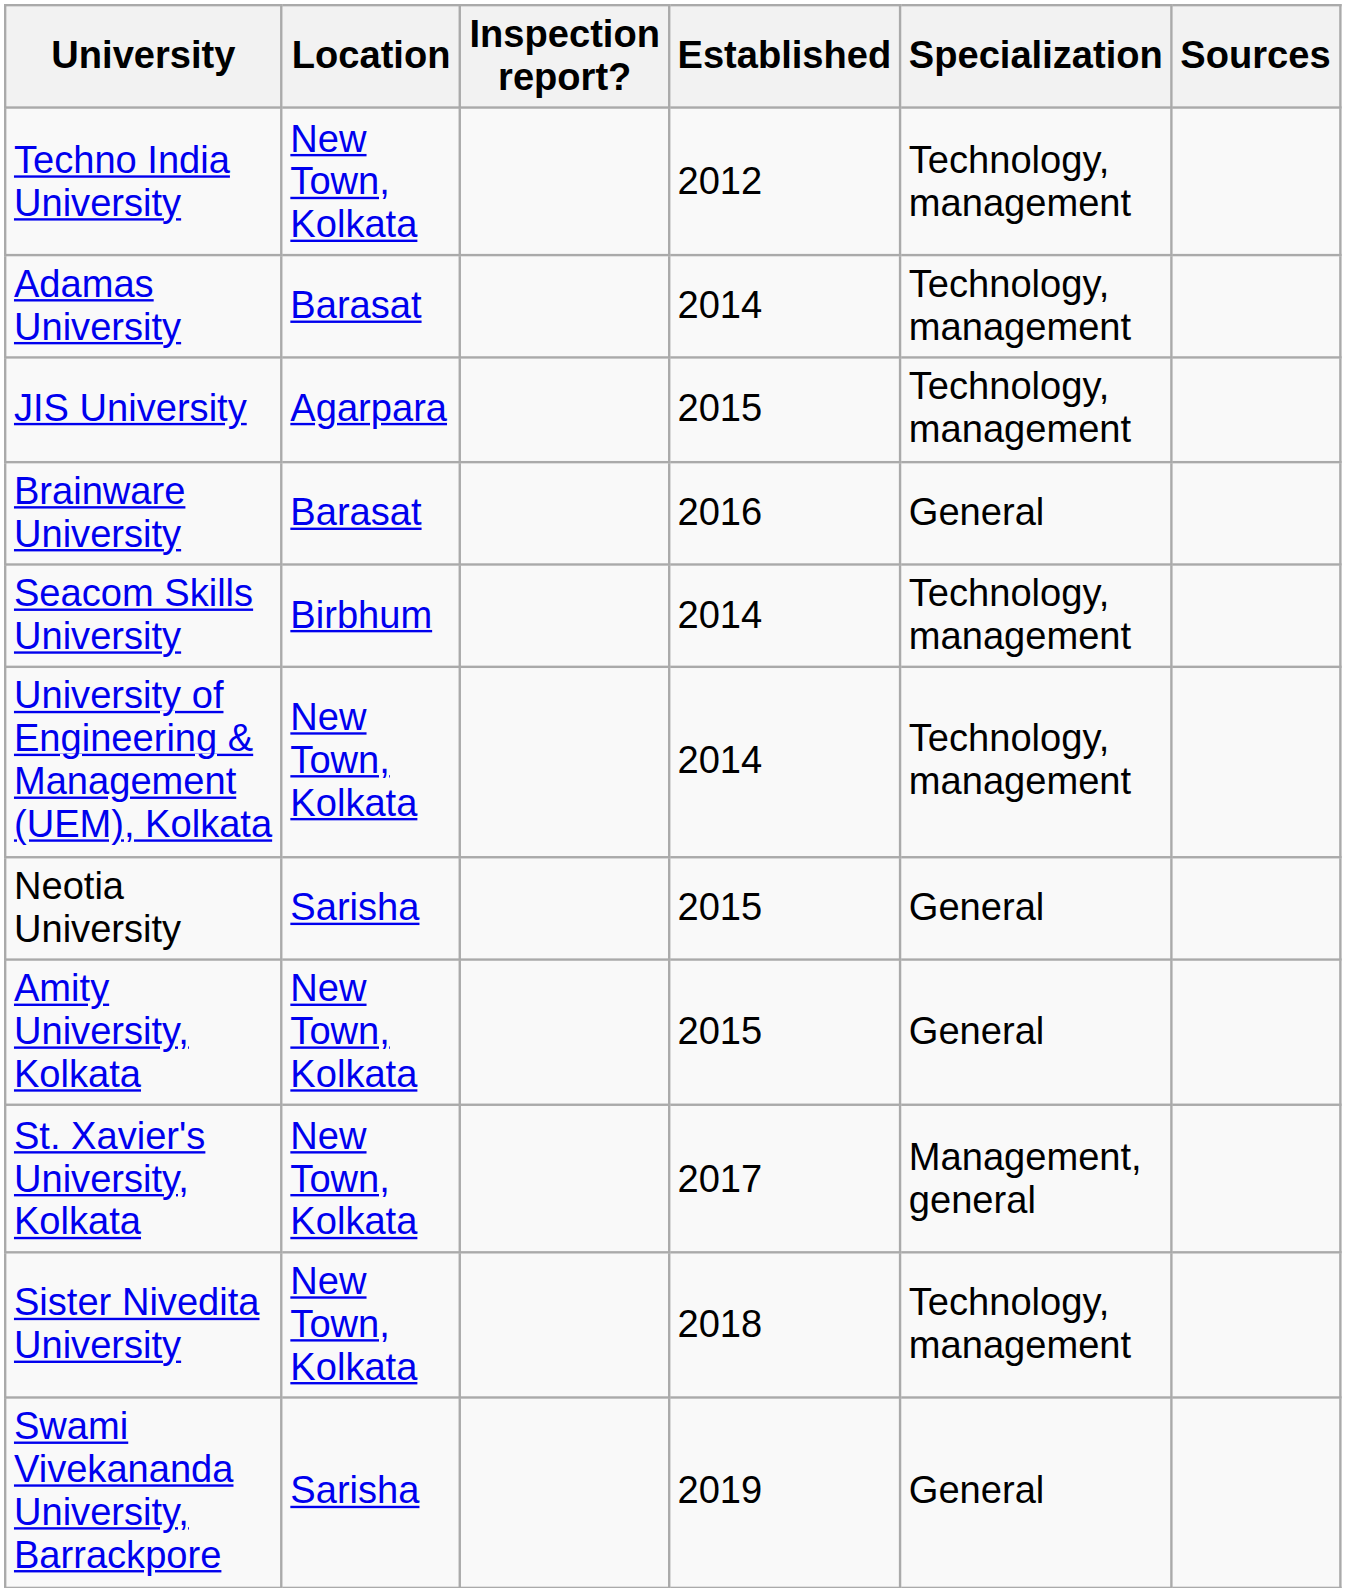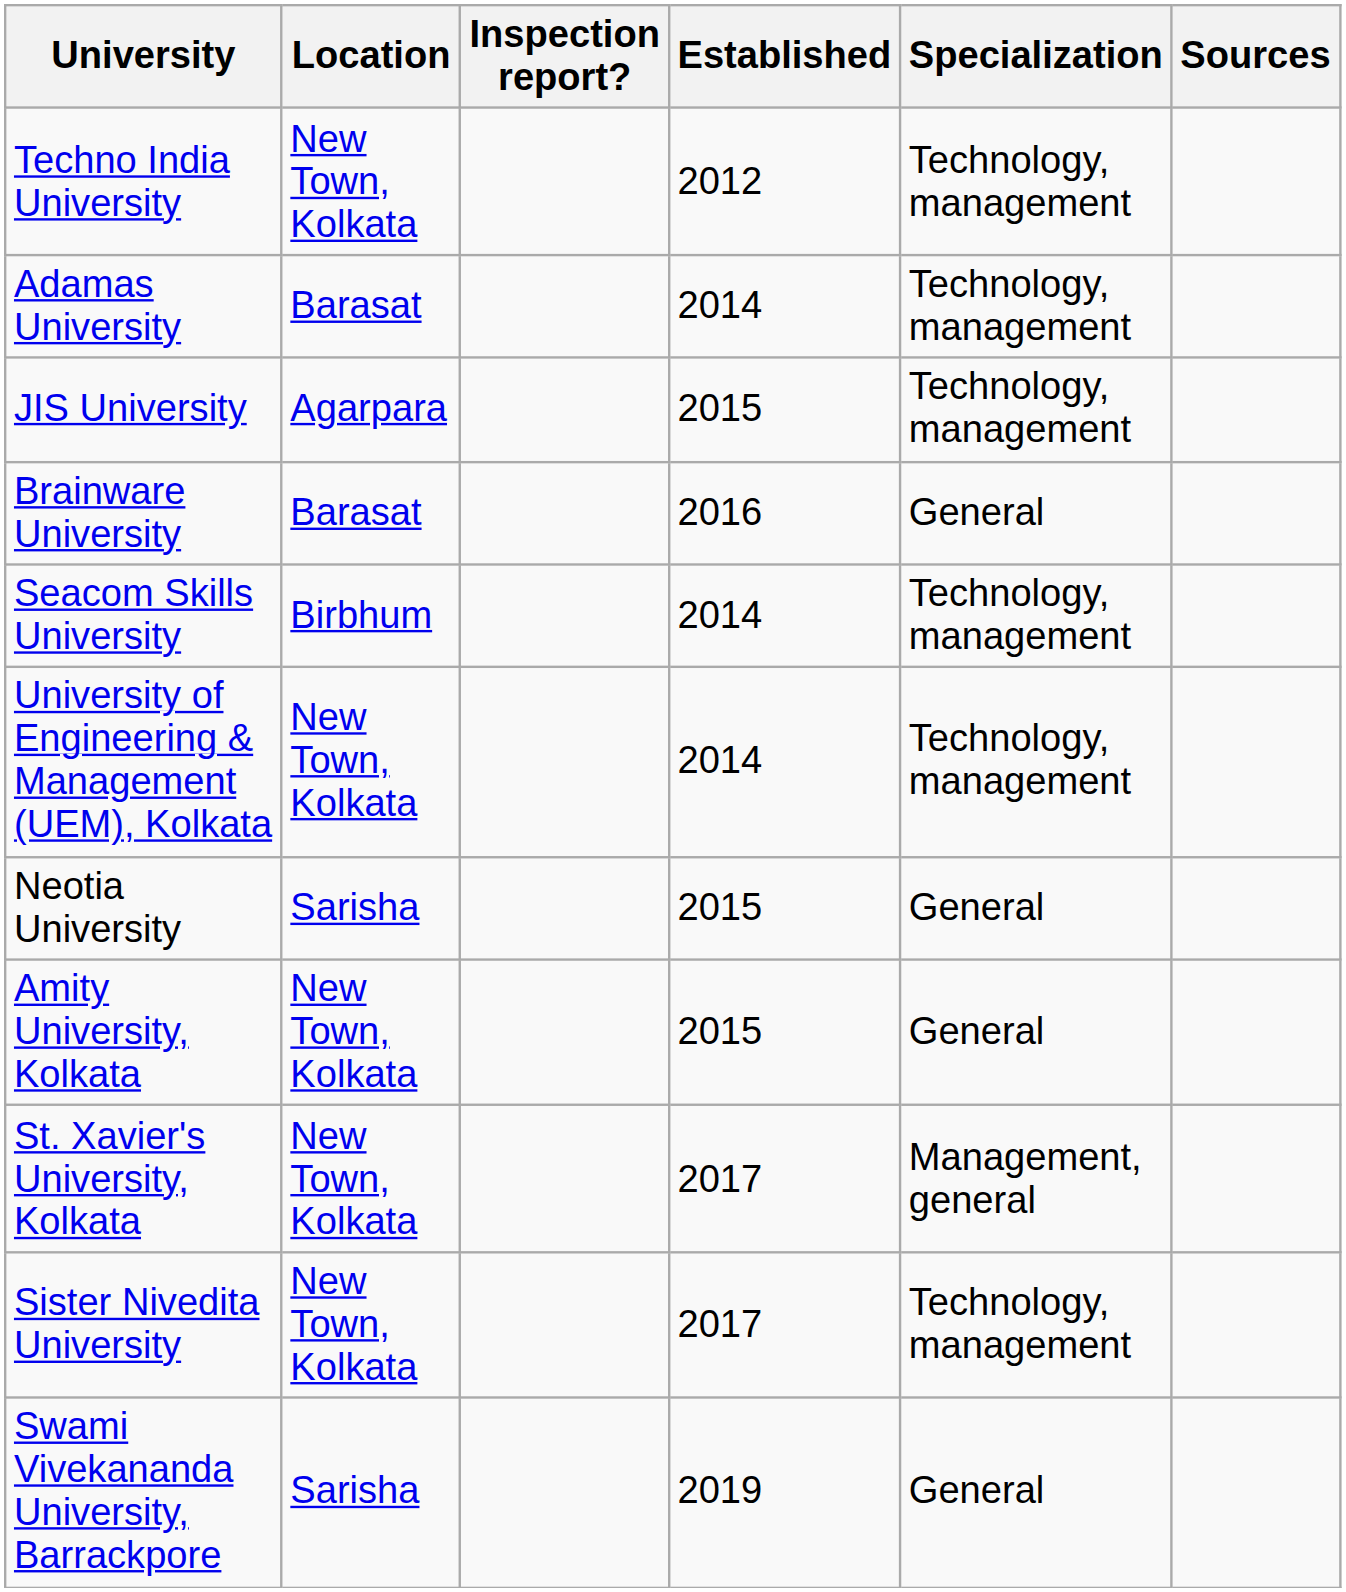(720, 1324) 2018 -> (720, 1324) 2017
